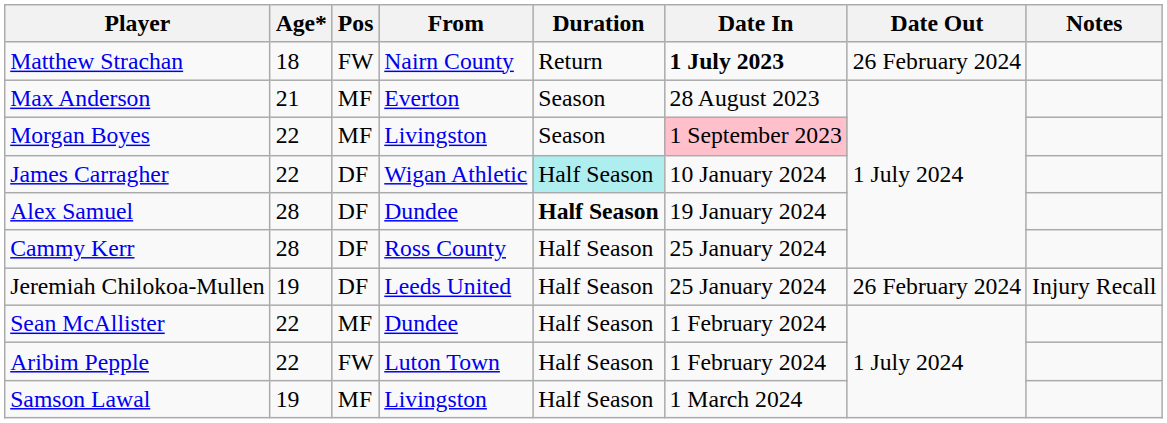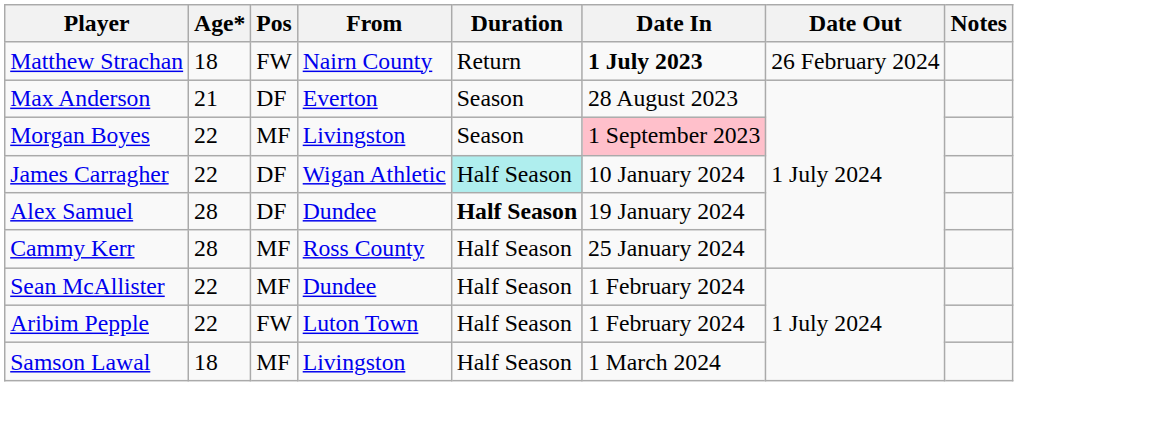(355, 98) MF -> (271, 98) DF
(353, 248) DF -> (273, 248) MF
- row: (137, 286)
(287, 398) 19 -> (206, 361) 18
